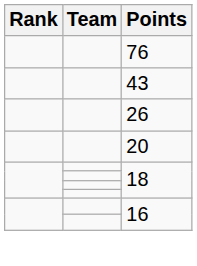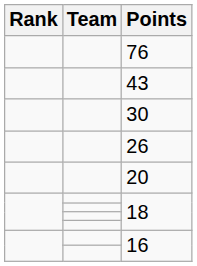+ row: (33, 115)
